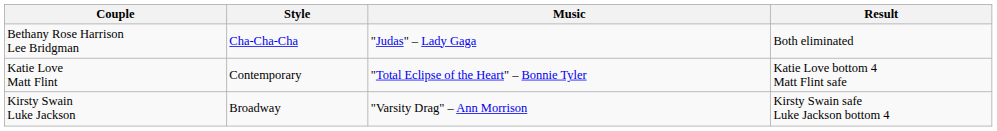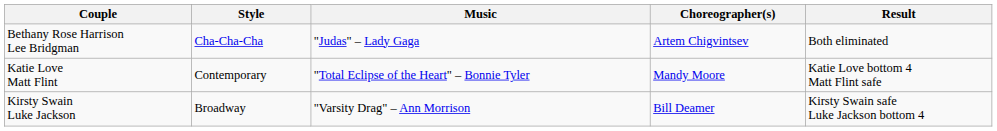+ column: (728, 14)
